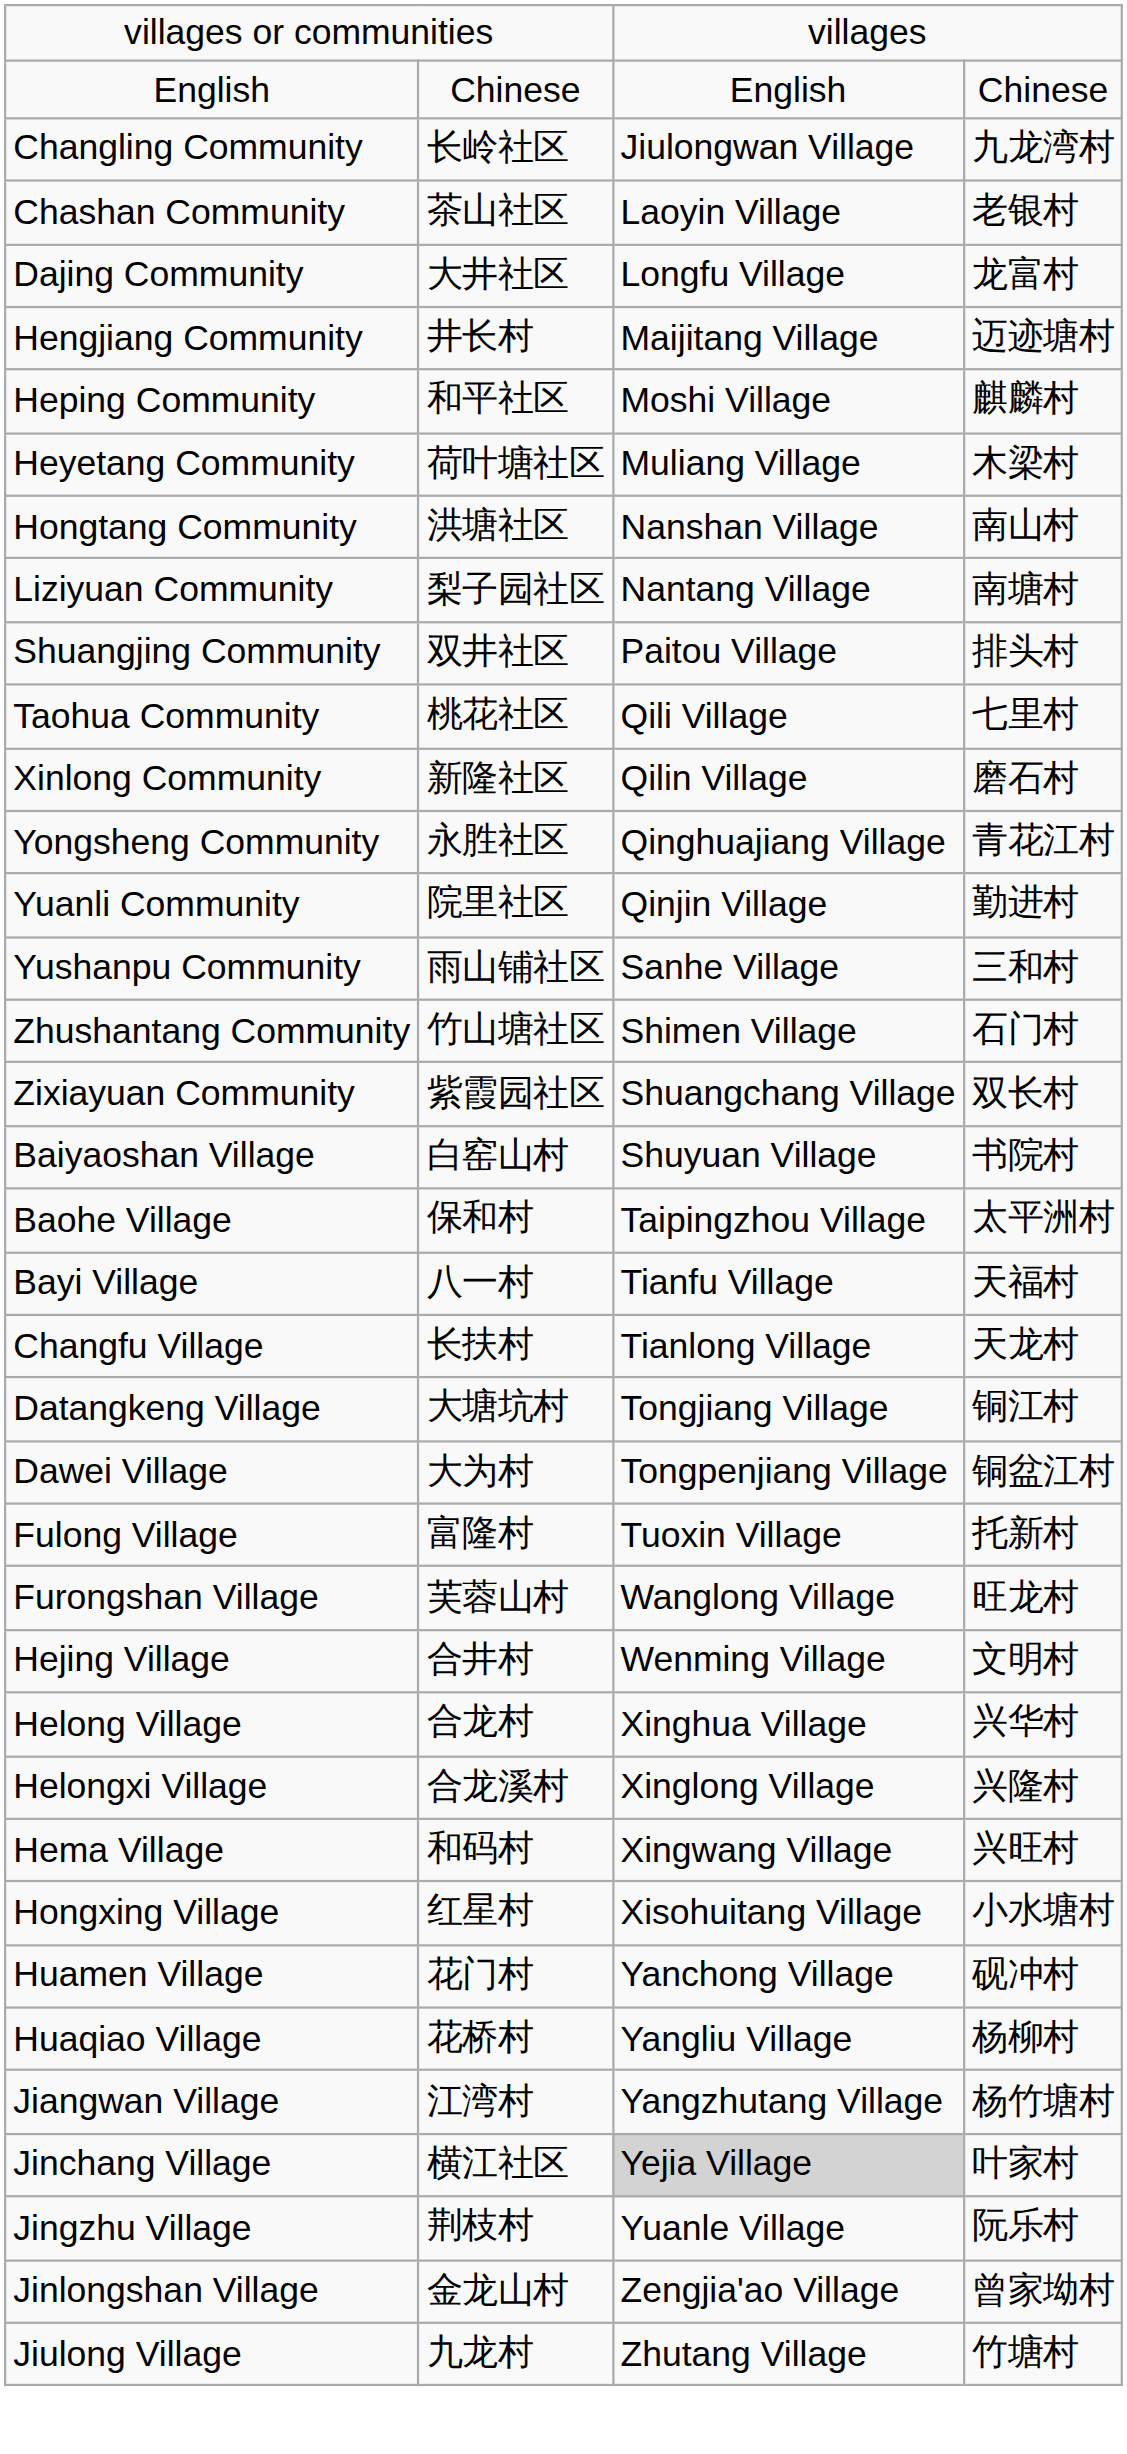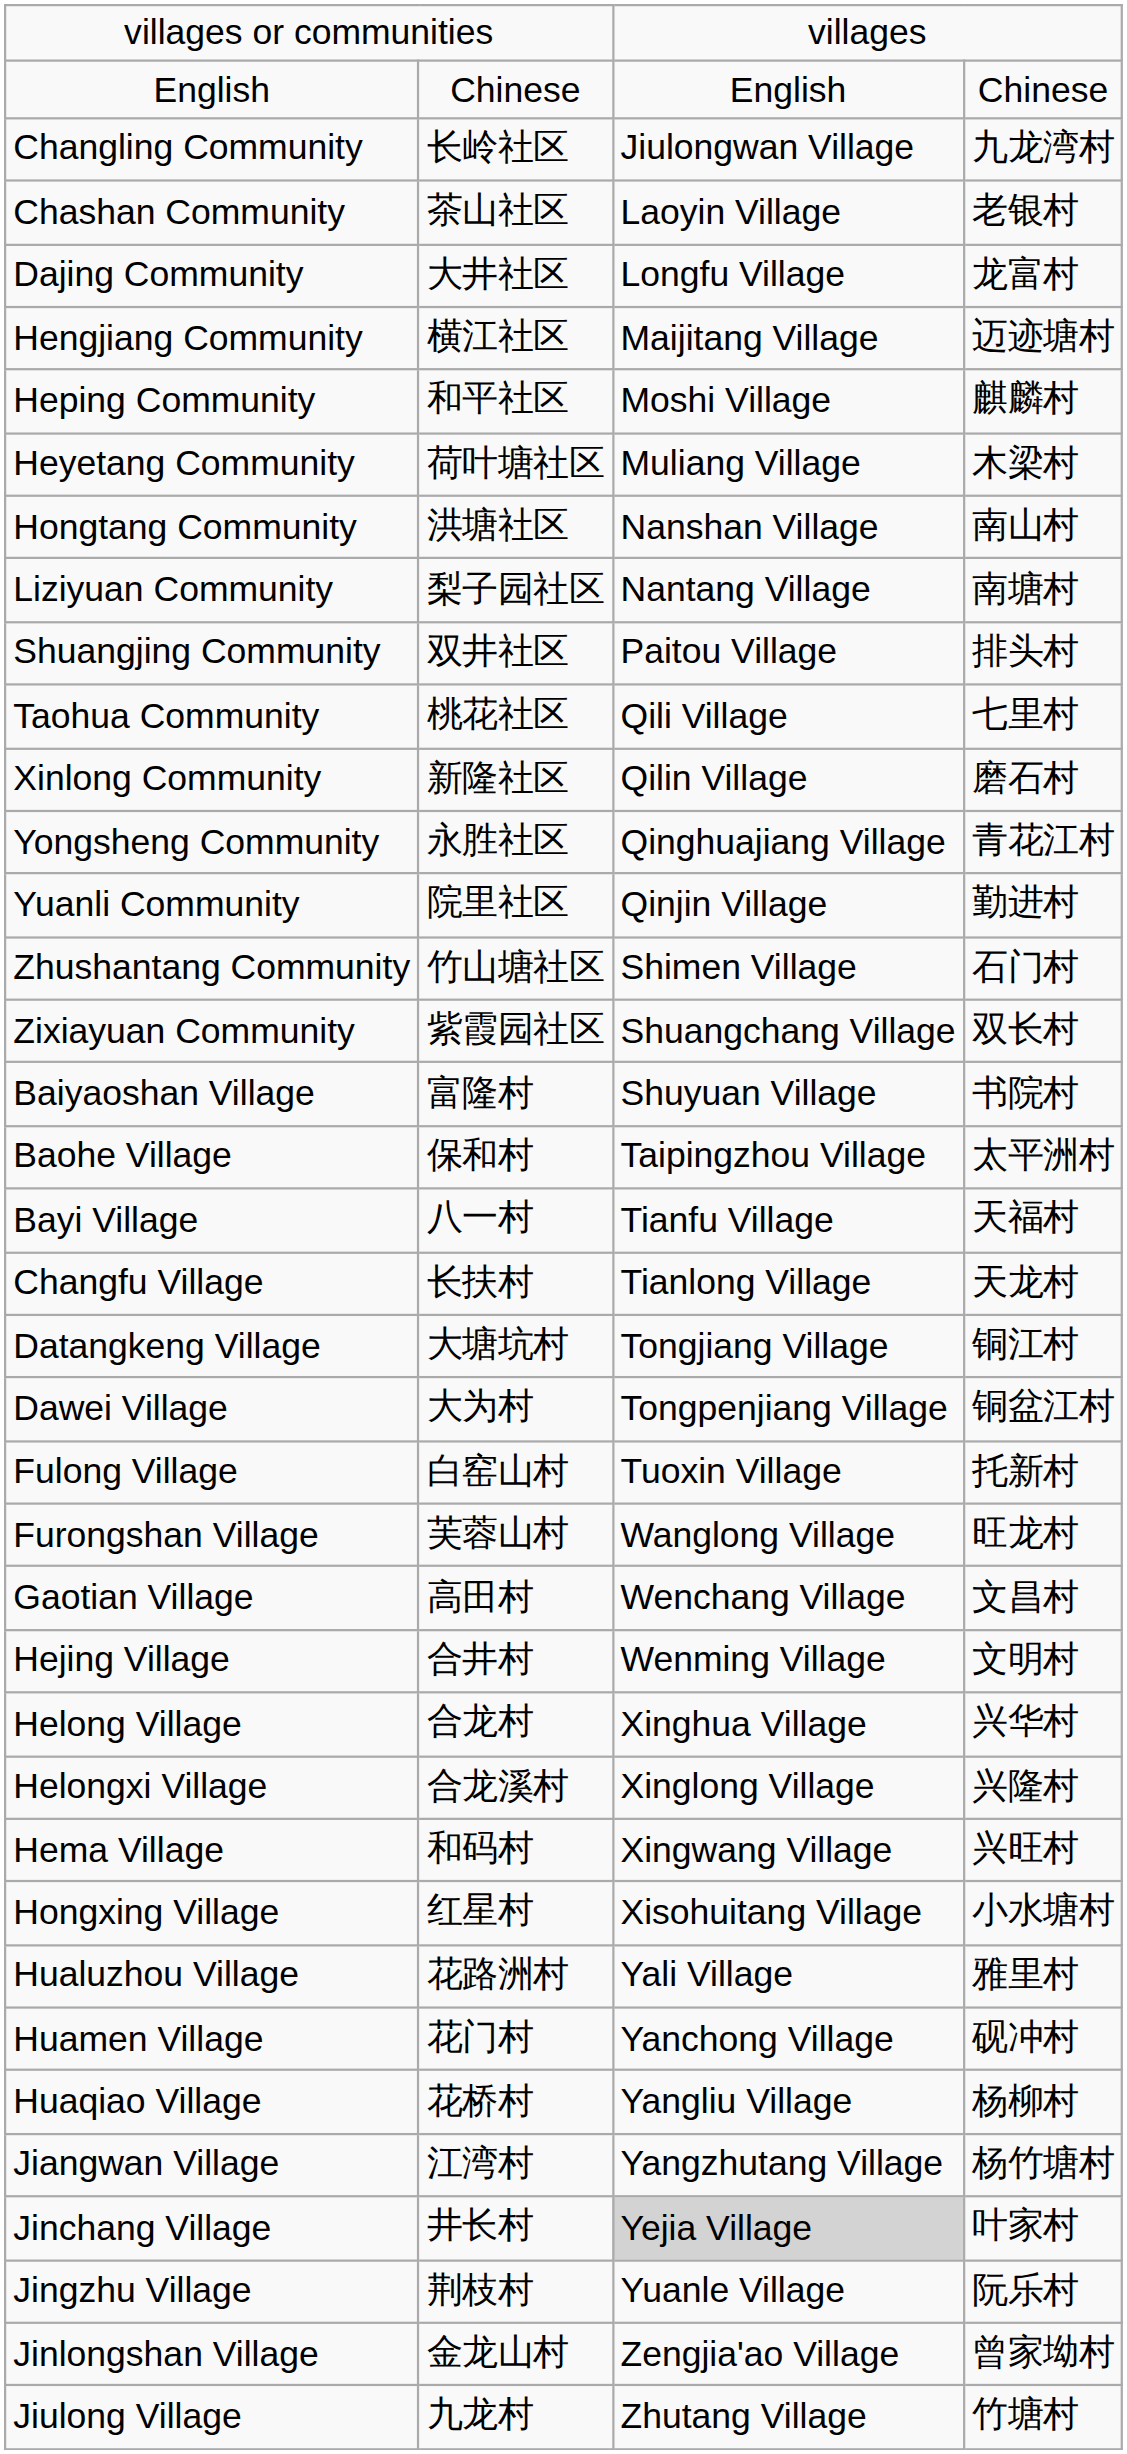(480, 336) 井长村 -> (498, 336) 横江社区
- row: (187, 967)
(498, 1155) 白窑山村 -> (480, 1092) 富隆村
(480, 1533) 富隆村 -> (498, 1470) 白窑山村
+ row: (133, 1597)
+ row: (156, 1975)
(498, 2163) 横江社区 -> (480, 2226) 井长村
